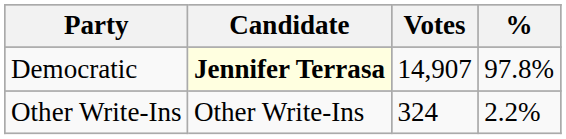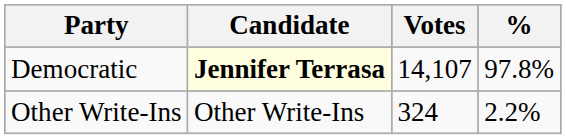(435, 68) 14,907 -> (435, 68) 14,107
